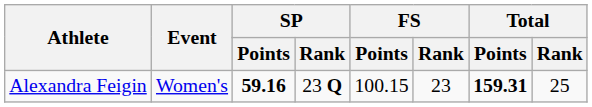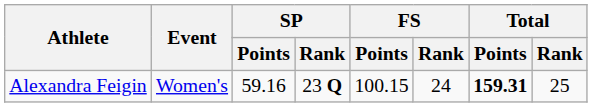(264, 86) bold -> (264, 86) normal
(441, 86) 23 -> (441, 86) 24
